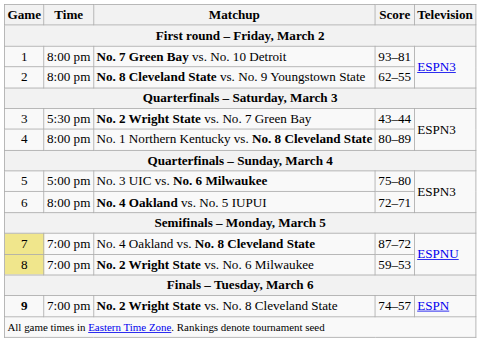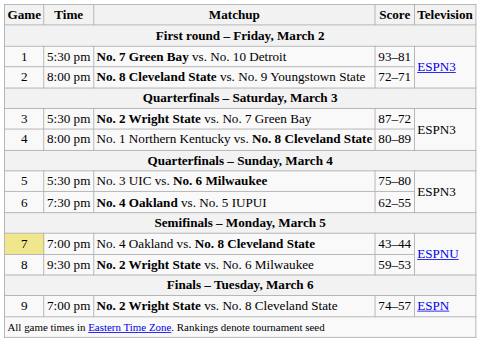(69, 56) 8:00 pm -> (69, 56) 5:30 pm
(395, 77) 62–55 -> (395, 77) 72–71
(395, 118) 43–44 -> (395, 118) 87–72
(69, 181) 5:00 pm -> (69, 181) 5:30 pm
(69, 202) 8:00 pm -> (69, 202) 7:30 pm
(395, 202) 72–71 -> (395, 202) 62–55
(395, 243) 87–72 -> (395, 243) 43–44
(24, 264) khaki background -> (24, 264) no background
(69, 264) 7:00 pm -> (69, 264) 9:30 pm
(24, 306) bold -> (24, 306) normal
